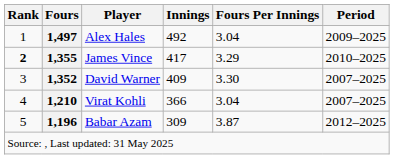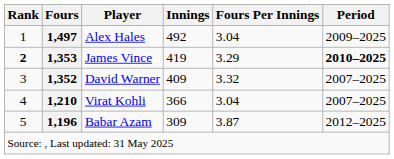(62, 57) 1,355 -> (62, 57) 1,353
(176, 57) 417 -> (176, 57) 419
(356, 57) normal -> (356, 57) bold
(228, 79) 3.30 -> (228, 79) 3.32
